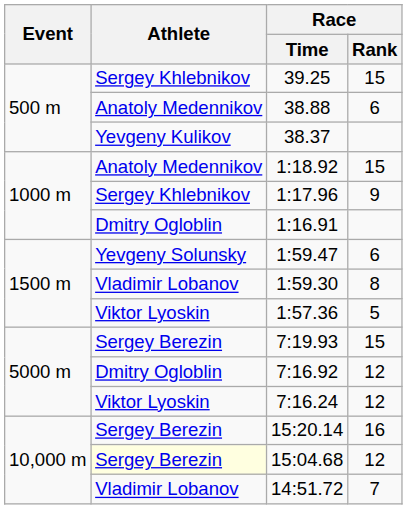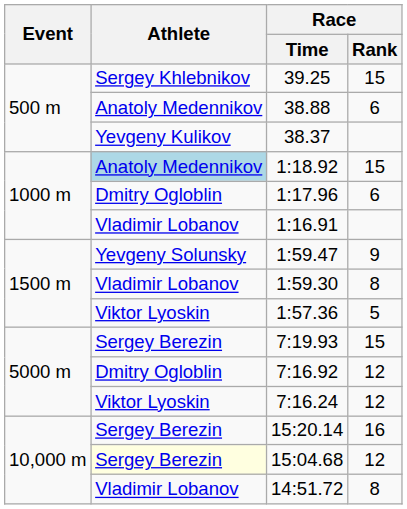(179, 166) no background -> (179, 166) lightblue background
(173, 196) Sergey Khlebnikov -> (159, 196) Dmitry Ogloblin
(375, 196) 9 -> (375, 196) 6
(159, 225) Dmitry Ogloblin -> (167, 225) Vladimir Lobanov
(375, 254) 6 -> (375, 254) 9
(375, 489) 7 -> (375, 489) 8
